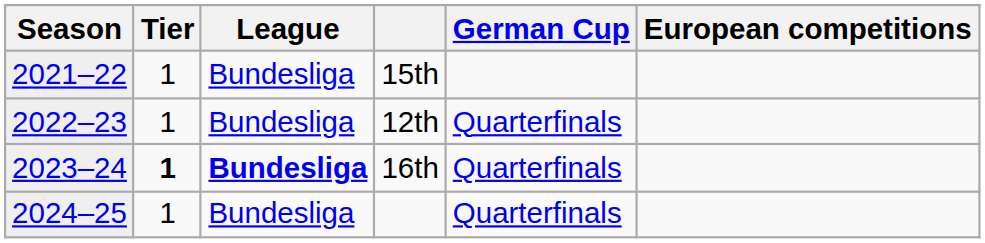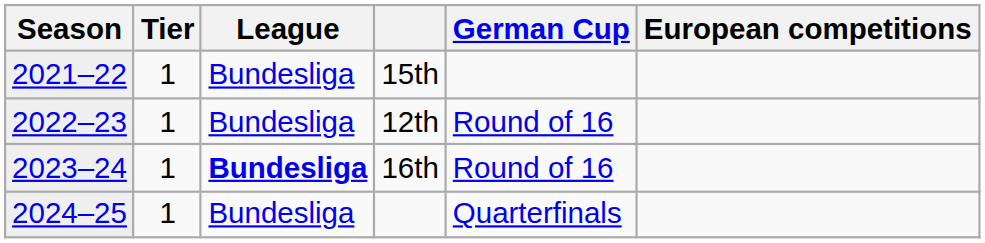(537, 121) Quarterfinals -> (533, 121) Round of 16
(168, 167) bold -> (168, 167) normal
(537, 167) Quarterfinals -> (533, 167) Round of 16
